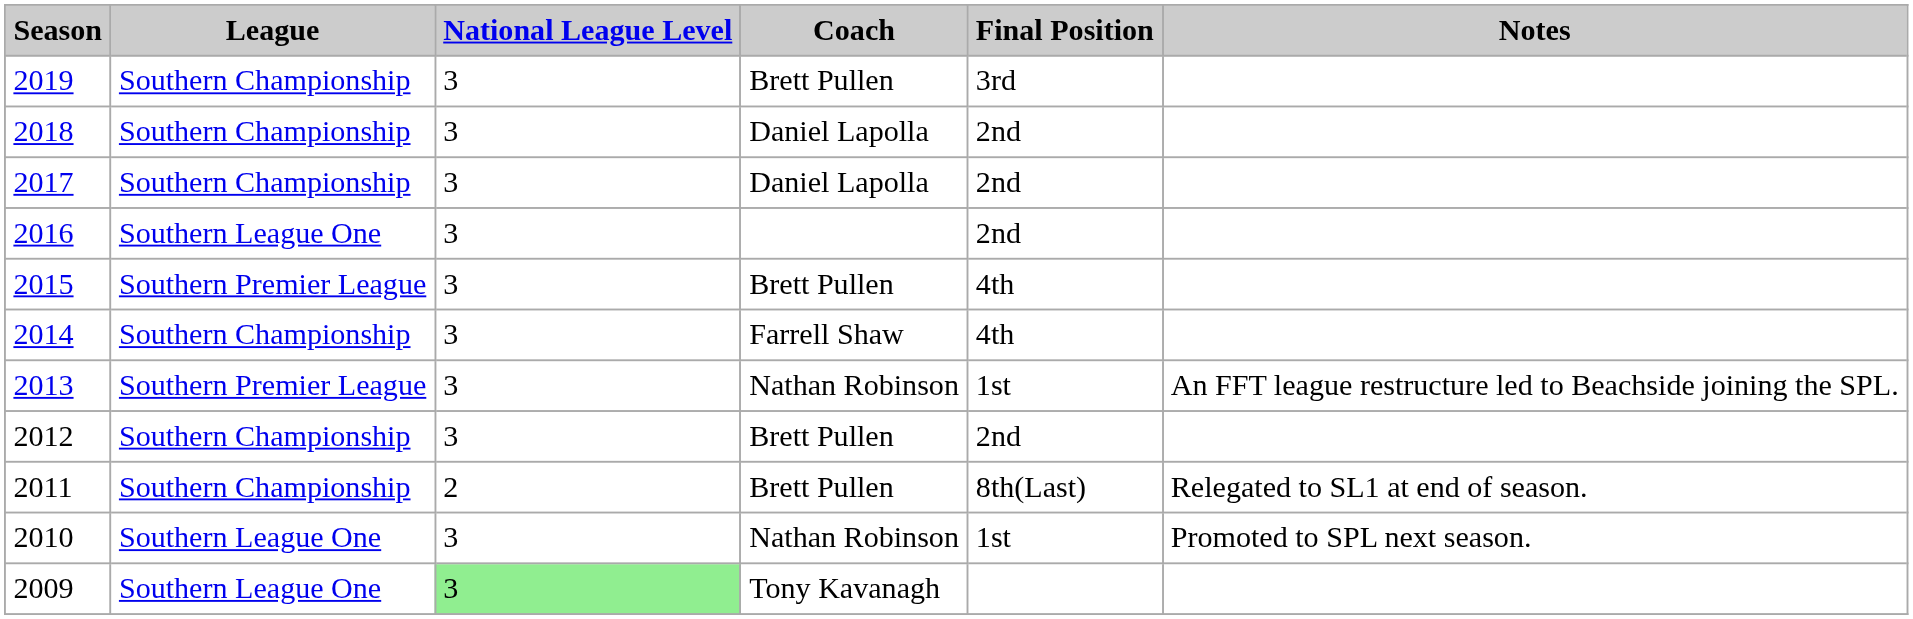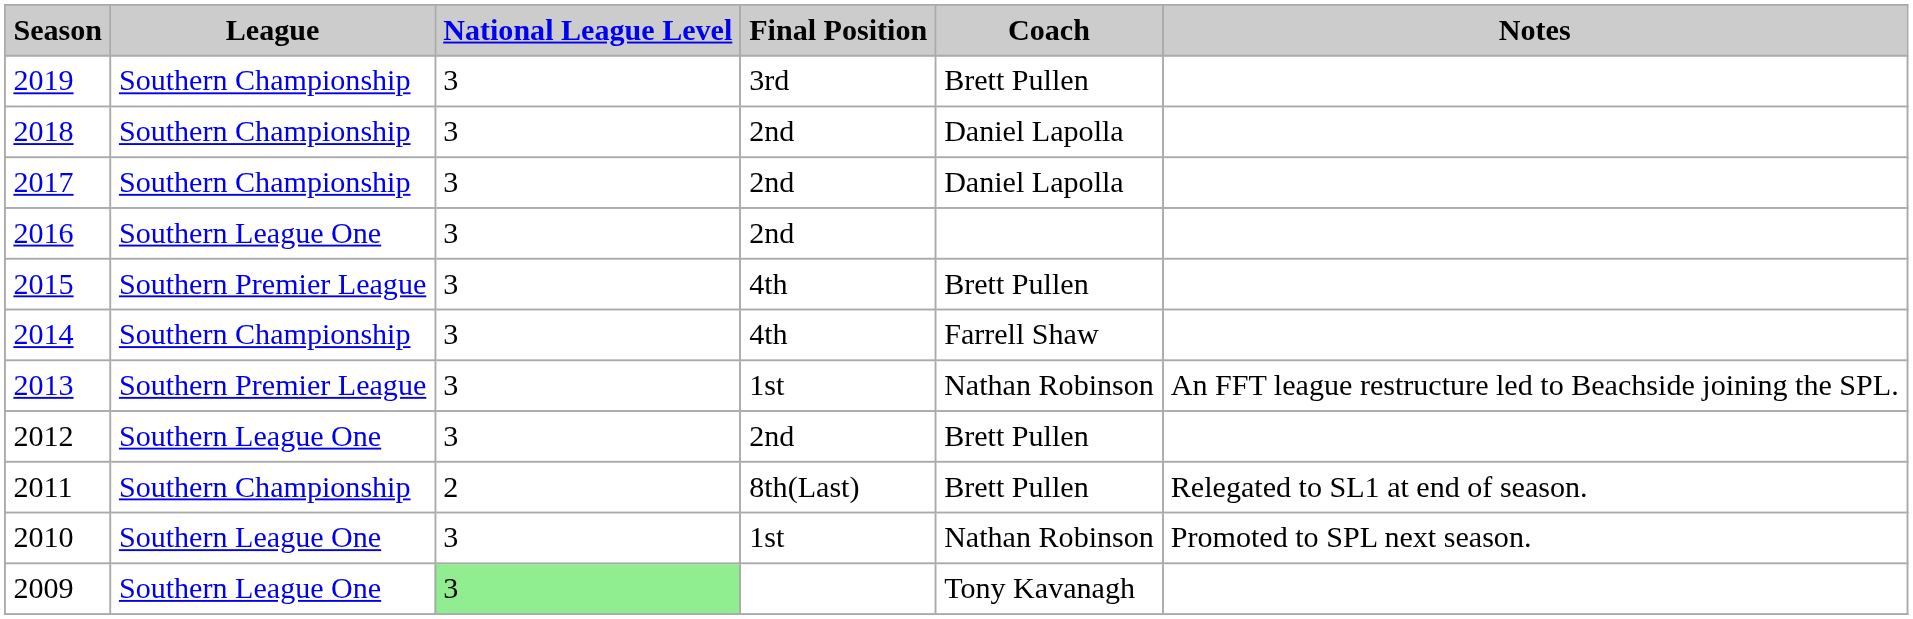columns swapped: (1065, 29) <-> (854, 29)
(265, 435) Southern Championship -> (250, 435) Southern League One
